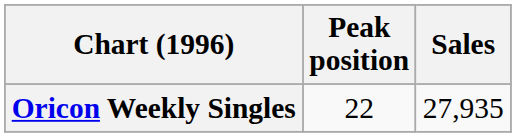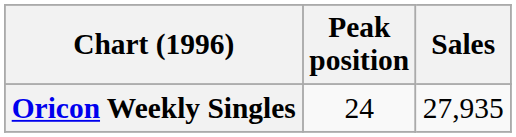(359, 107) 22 -> (359, 107) 24
